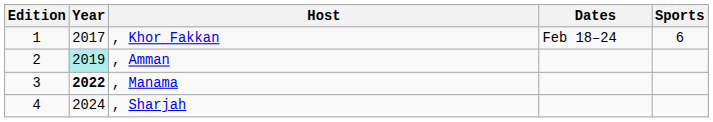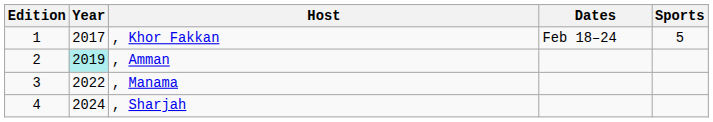(680, 38) 6 -> (680, 38) 5
(89, 83) bold -> (89, 83) normal
